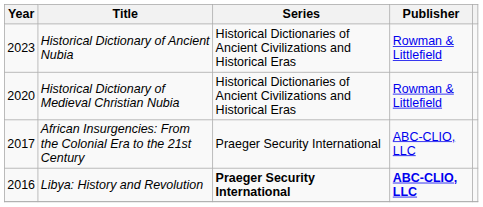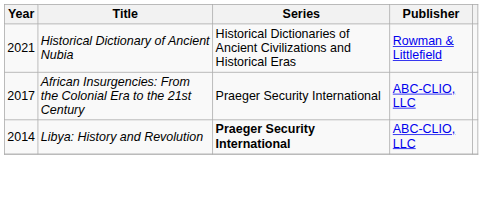(21, 48) 2023 -> (21, 48) 2021
- row: (110, 96)
(21, 184) 2016 -> (21, 136) 2014
(425, 184) bold -> (424, 136) normal
